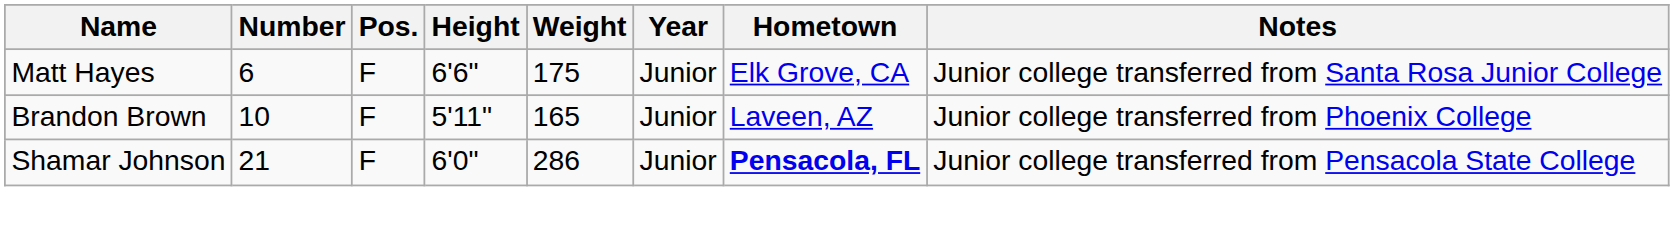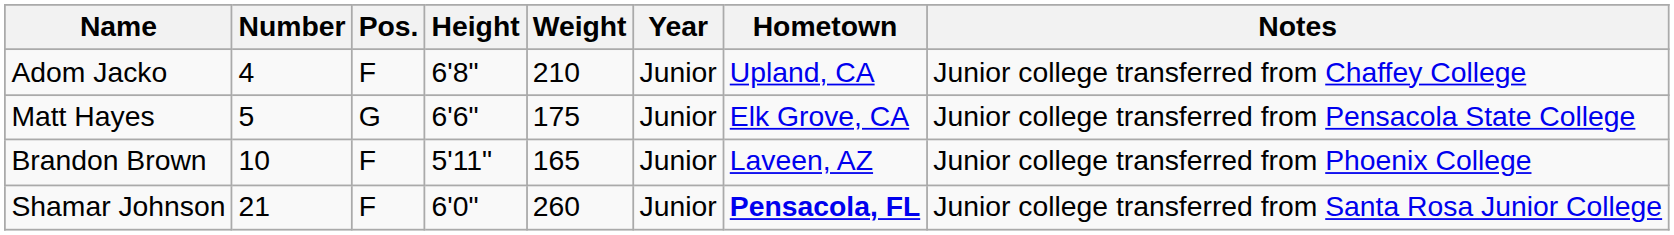+ row: (89, 71)
(246, 71) 6 -> (246, 116) 5
(367, 71) F -> (370, 116) G
(1298, 71) Junior college transferred from Santa Rosa Junior College -> (1284, 116) Junior college transferred from Pensacola State College
(556, 161) 286 -> (556, 206) 260
(1284, 161) Junior college transferred from Pensacola State College -> (1298, 206) Junior college transferred from Santa Rosa Junior College
